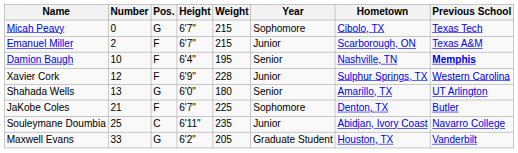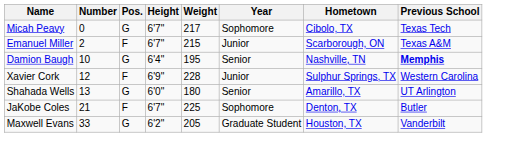(224, 28) 215 -> (192, 28) 217
(156, 60) F -> (126, 60) G
- row: (56, 124)
